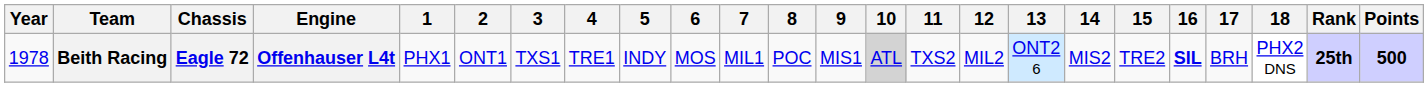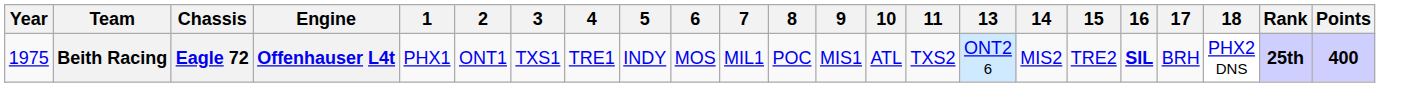- column: (984, 19)
(29, 58) 1978 -> (29, 58) 1975
(886, 58) lightgrey background -> (886, 58) no background
(1392, 58) 500 -> (1343, 58) 400
